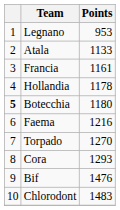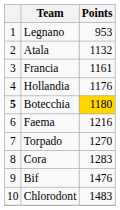(101, 50) 1133 -> (101, 50) 1132
(101, 86) 1178 -> (101, 86) 1176
(101, 104) no background -> (101, 104) gold background
(101, 159) 1293 -> (101, 159) 1283
